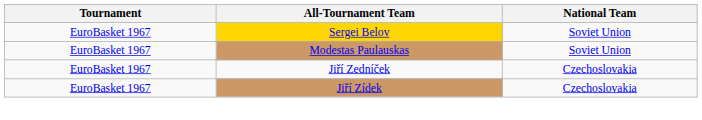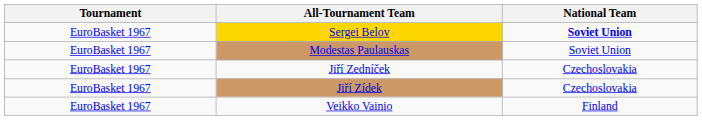(600, 32) normal -> (600, 32) bold
+ row: (359, 106)
